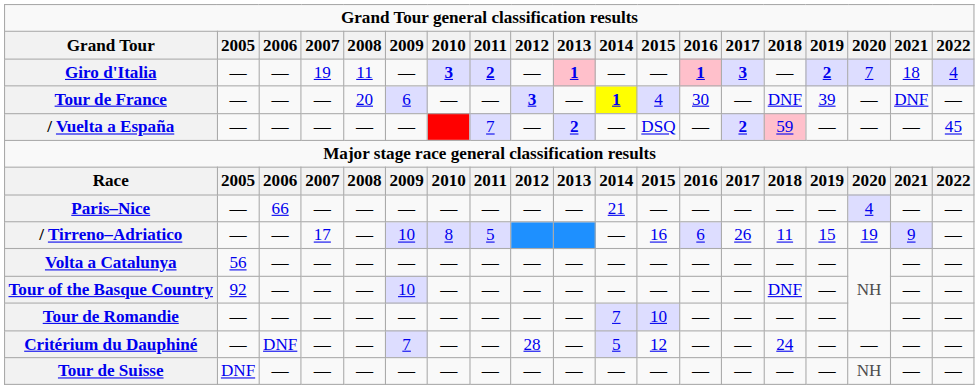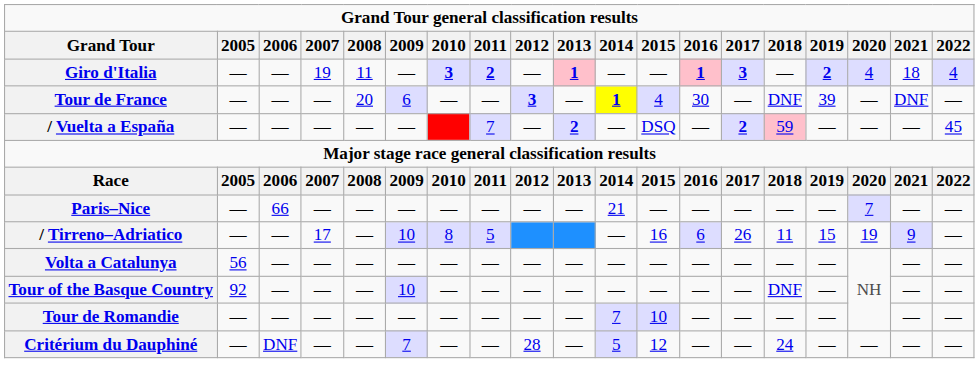(869, 72) 7 -> (869, 72) 4
(869, 208) 4 -> (869, 208) 7
- row: (111, 371)
